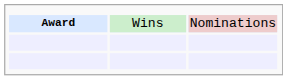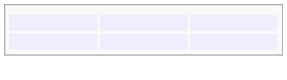- row: (58, 23)
